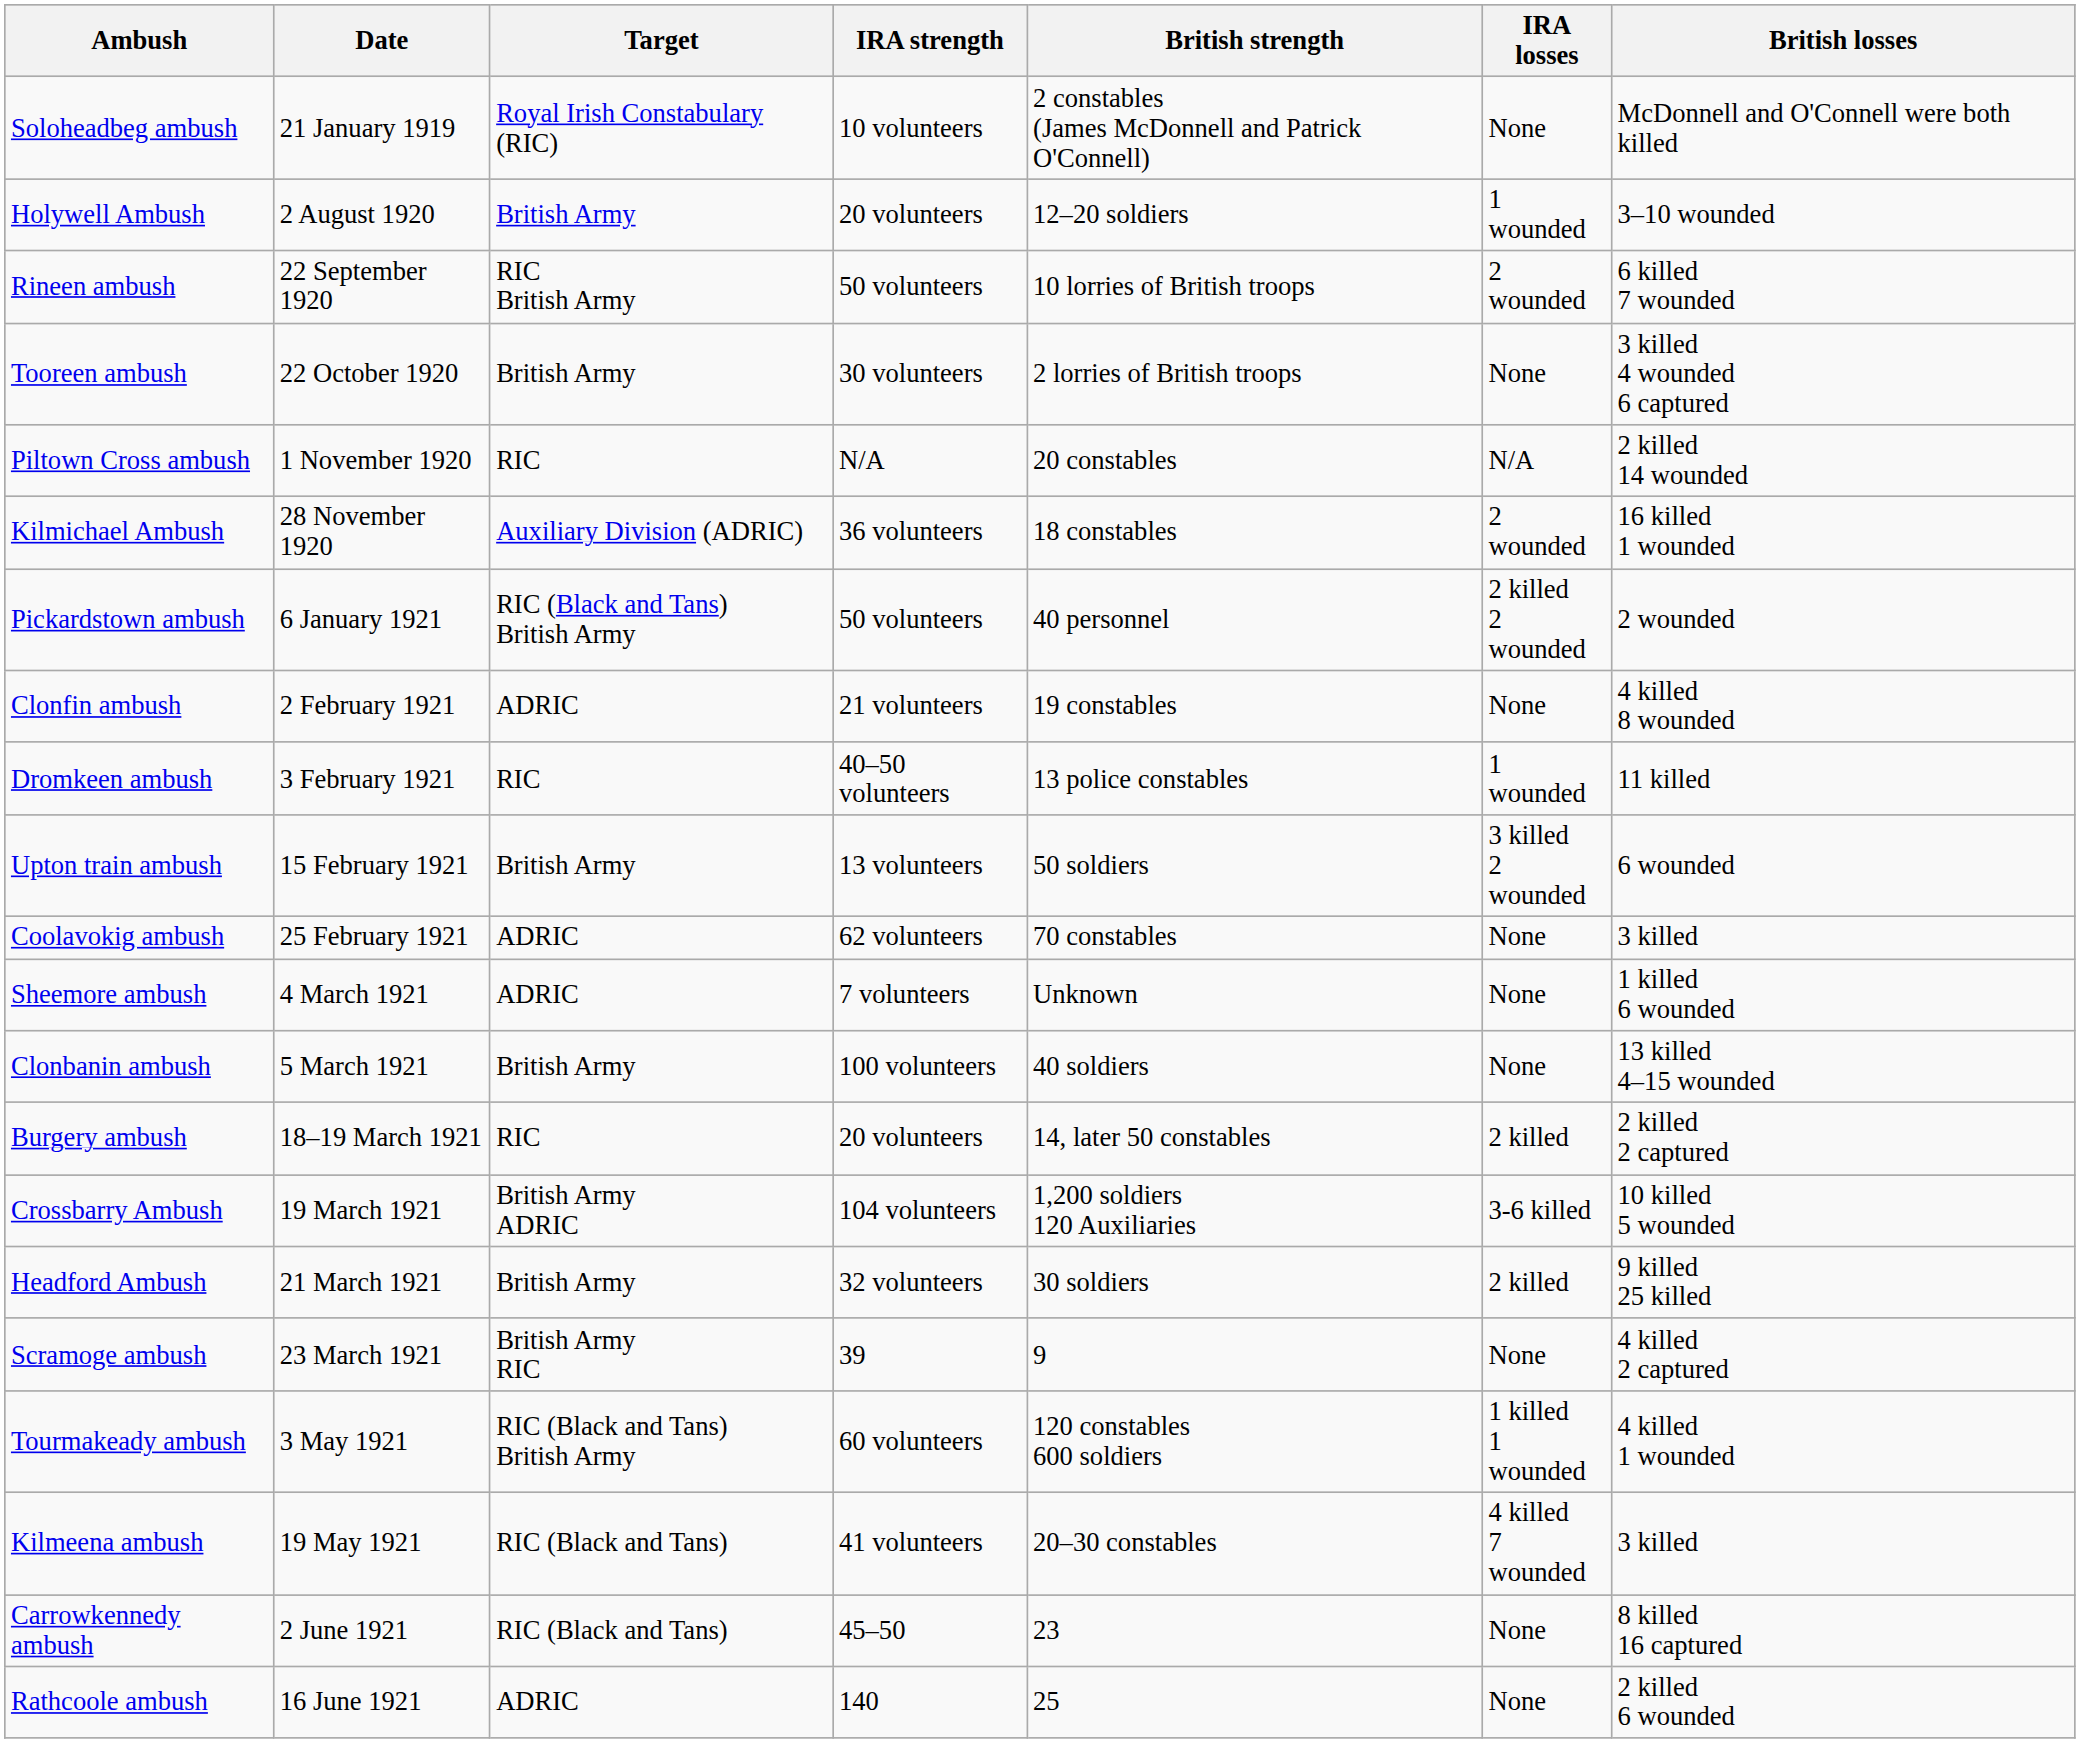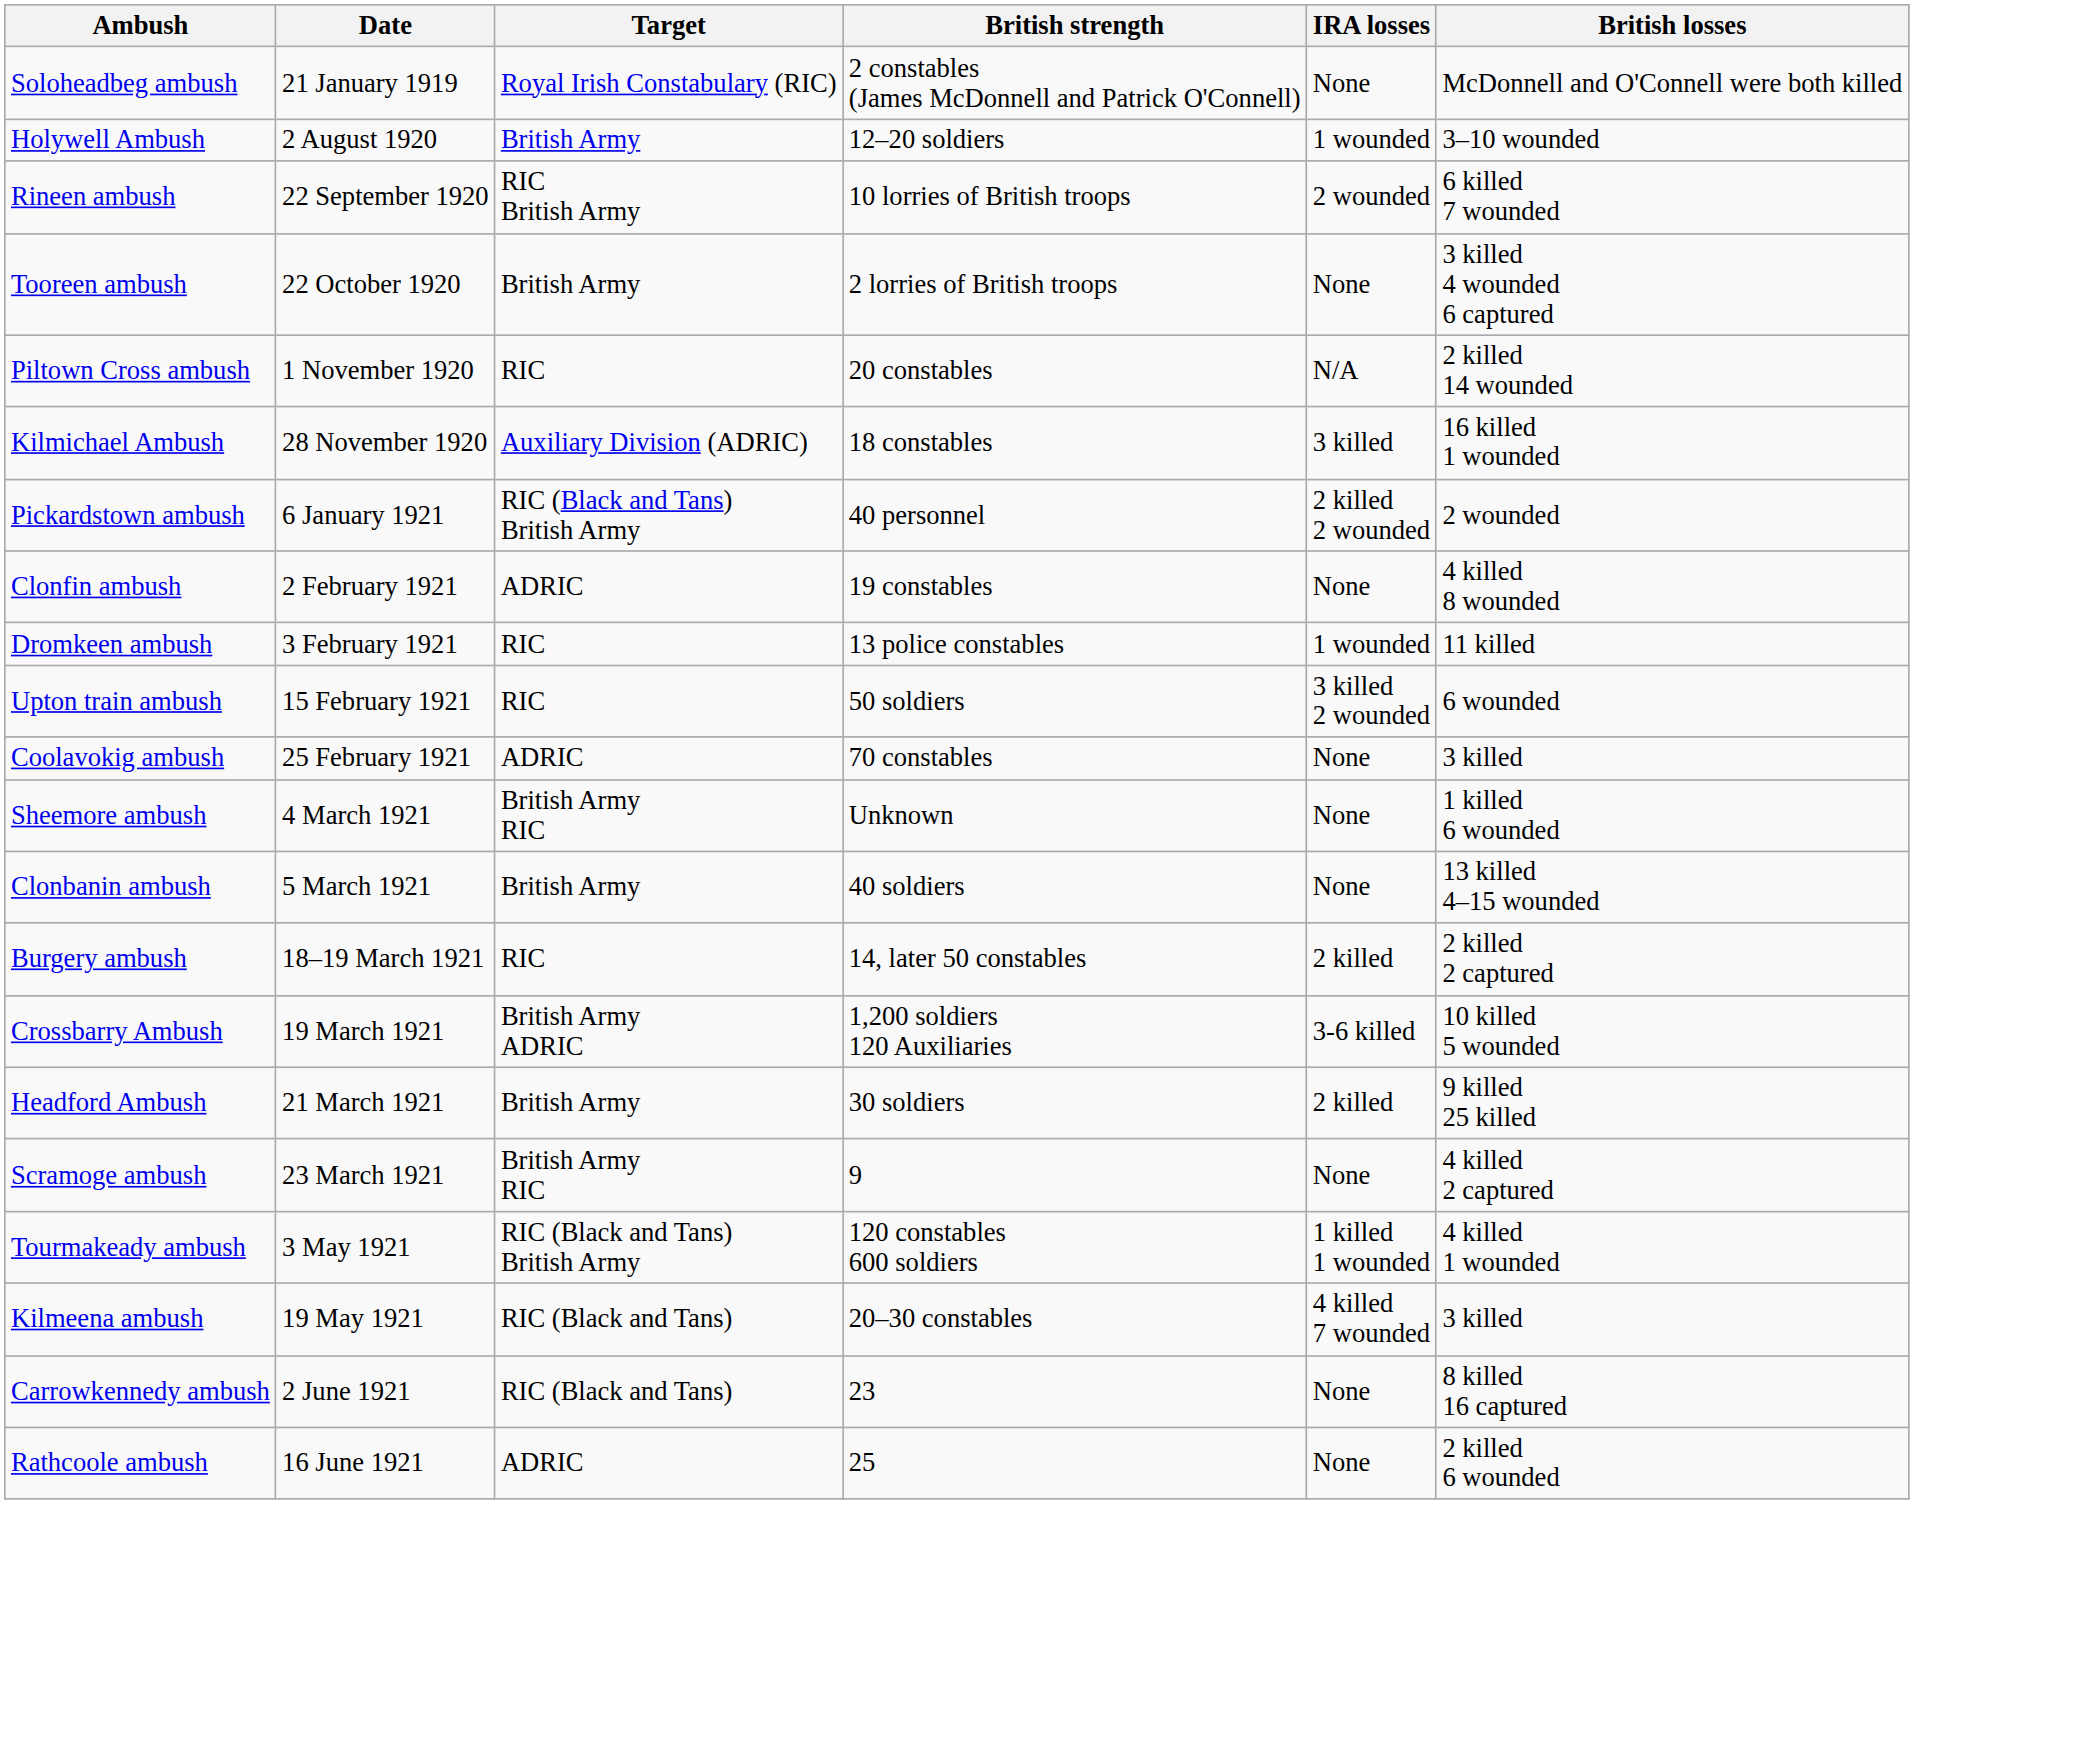- column: (930, 40)
(1537, 532) 2 wounded -> (1353, 442) 3 killed
(566, 865) British Army -> (523, 700) RIC
(537, 994) ADRIC -> (571, 814) British Army RIC
